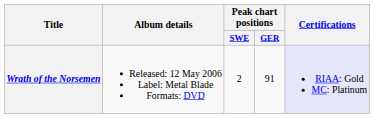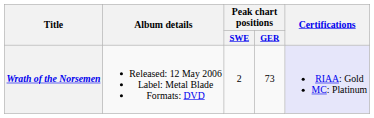(270, 79) 91 -> (270, 79) 73
